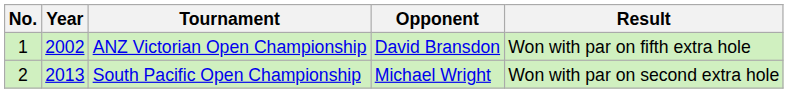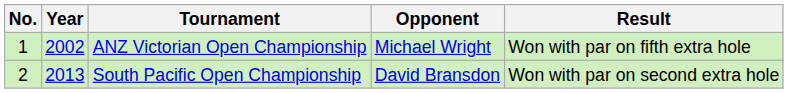(437, 47) David Bransdon -> (433, 47) Michael Wright
(433, 75) Michael Wright -> (437, 75) David Bransdon
